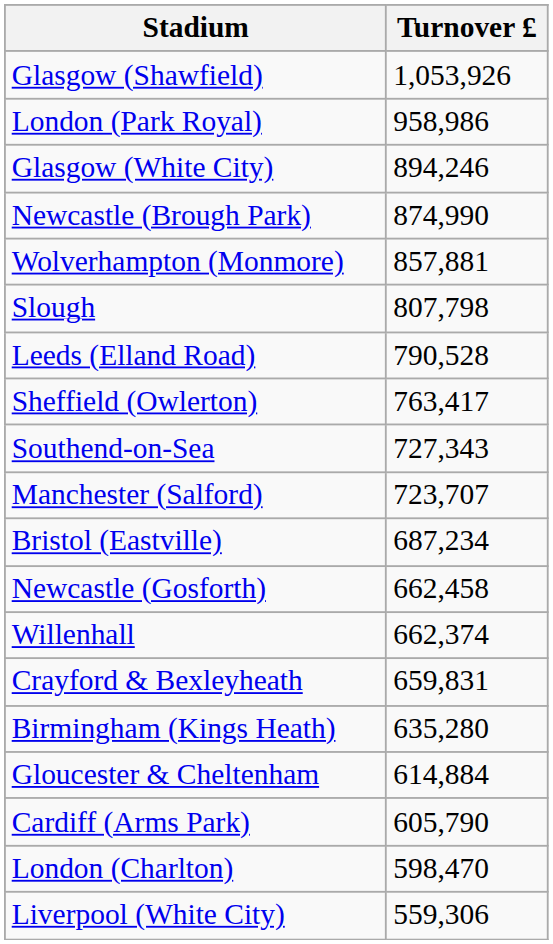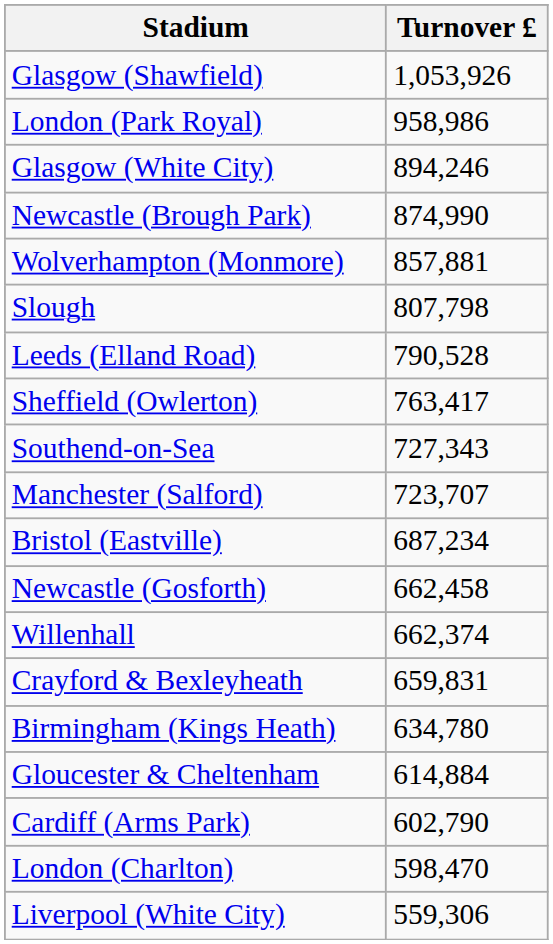(441, 728) 635,280 -> (441, 728) 634,780
(441, 821) 605,790 -> (441, 821) 602,790
